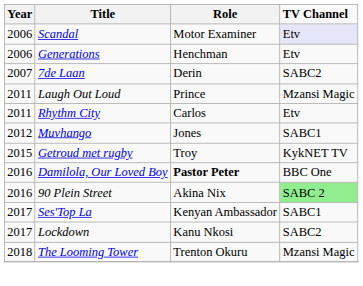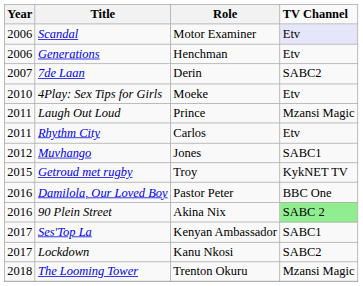+ row: (100, 93)
(206, 172) bold -> (203, 192) normal
